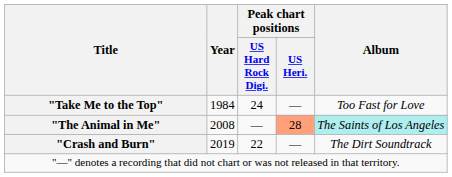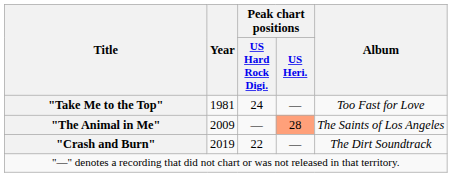(222, 105) 1984 -> (222, 105) 1981
(222, 124) 2008 -> (222, 124) 2009
(381, 124) paleturquoise background -> (381, 124) no background
